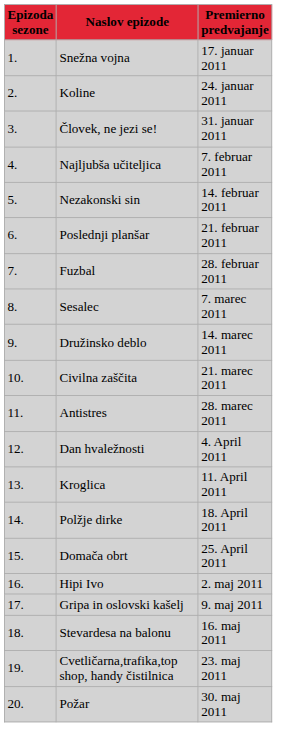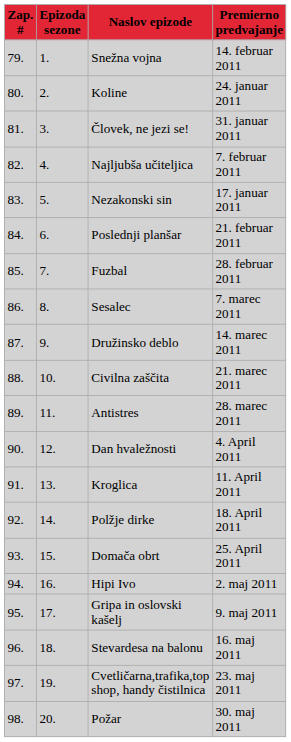+ column: (20, 22)
(227, 57) 17. januar 2011 -> (244, 57) 14. februar 2011
(230, 200) 14. februar 2011 -> (242, 200) 17. januar 2011
